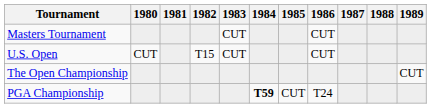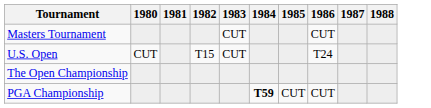- column: (412, 14)
(323, 54) CUT -> (323, 54) T24
(323, 93) T24 -> (323, 93) CUT
